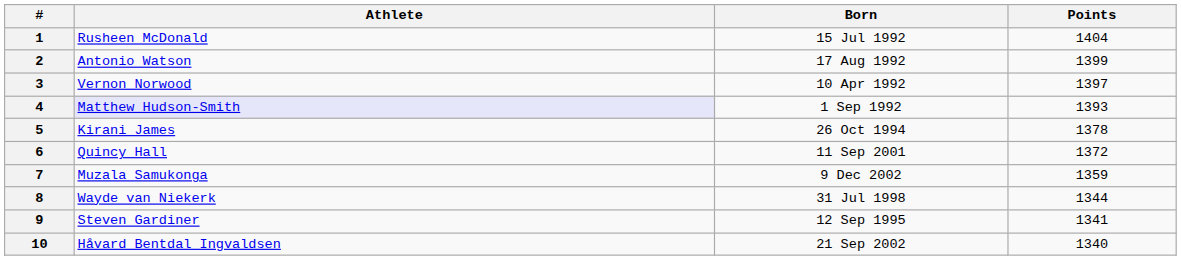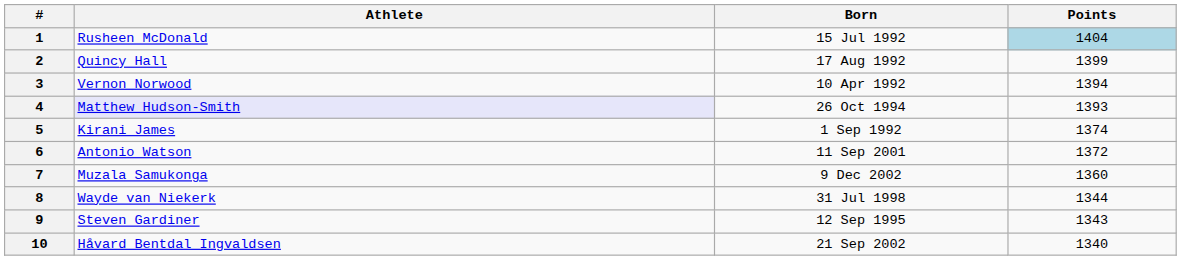(1092, 38) no background -> (1092, 38) lightblue background
(134, 61) Antonio Watson -> (122, 61) Quincy Hall
(1092, 84) 1397 -> (1092, 84) 1394
(861, 107) 1 Sep 1992 -> (861, 107) 26 Oct 1994
(861, 130) 26 Oct 1994 -> (861, 130) 1 Sep 1992
(1092, 130) 1378 -> (1092, 130) 1374
(122, 152) Quincy Hall -> (134, 152) Antonio Watson
(1092, 175) 1359 -> (1092, 175) 1360
(1092, 221) 1341 -> (1092, 221) 1343
